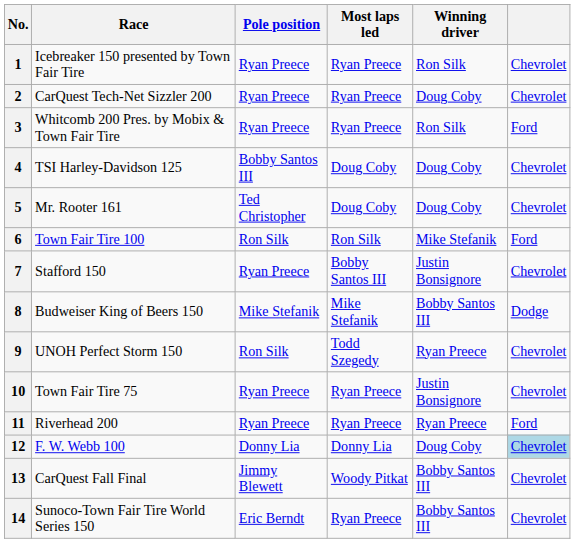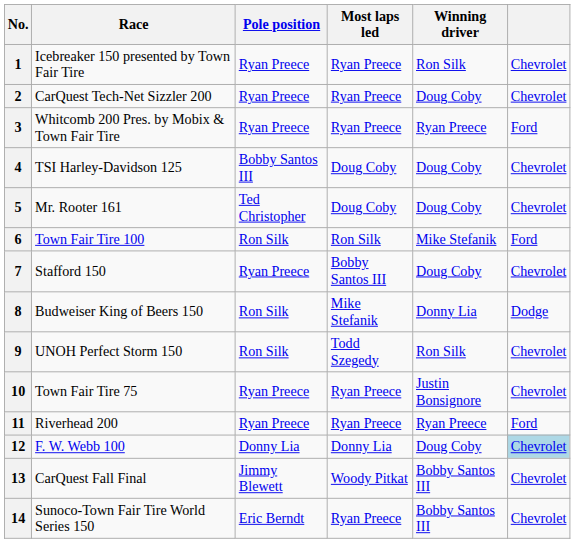(441, 128) Ron Silk -> (451, 128) Ryan Preece
(449, 271) Justin Bonsignore -> (449, 271) Doug Coby
(279, 311) Mike Stefanik -> (264, 311) Ron Silk
(455, 311) Bobby Santos III -> (446, 311) Donny Lia
(451, 351) Ryan Preece -> (441, 351) Ron Silk
